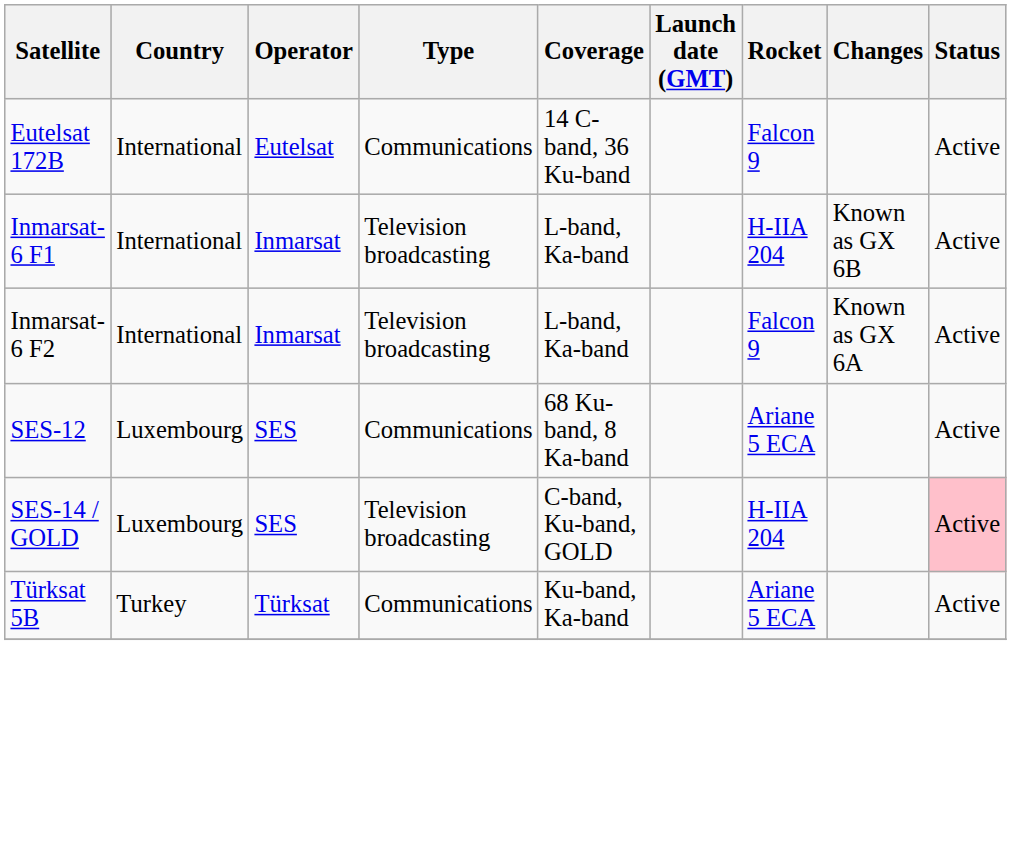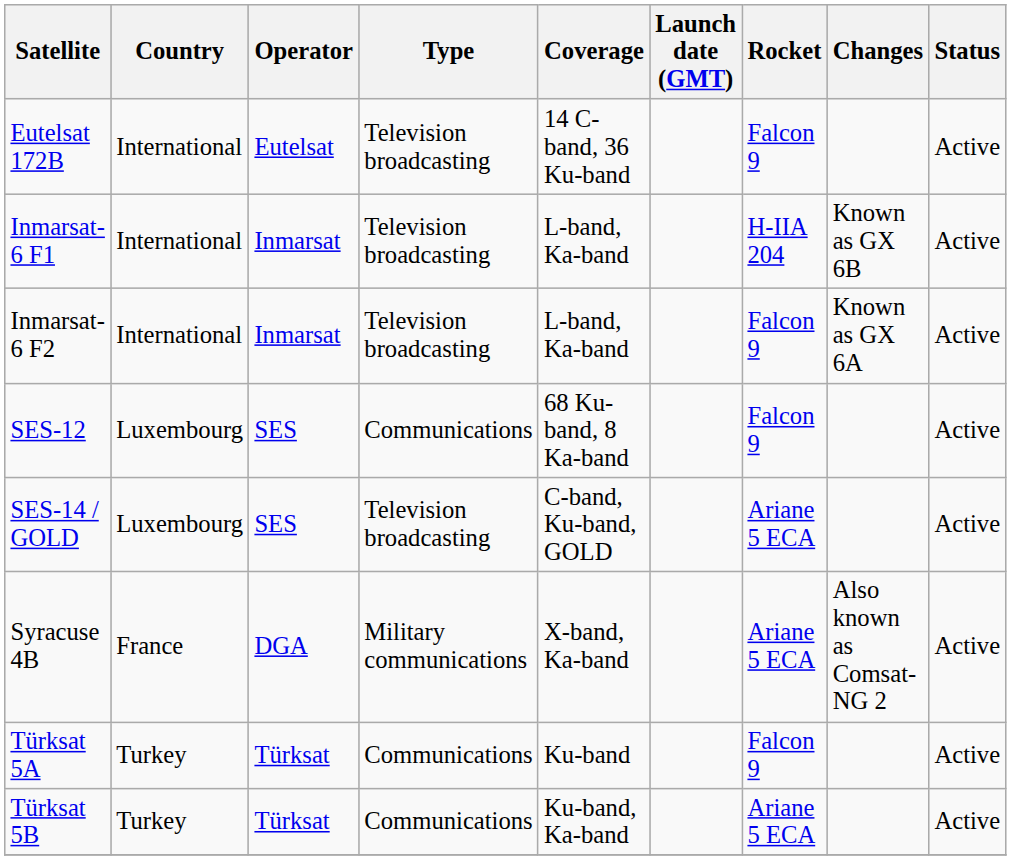(448, 146) Communications -> (427, 146) Television broadcasting
(781, 429) Ariane 5 ECA -> (781, 429) Falcon 9
(778, 524) H-IIA 204 -> (781, 524) Ariane 5 ECA
(967, 524) pink background -> (967, 524) no background
+ row: (55, 646)
+ row: (48, 754)
